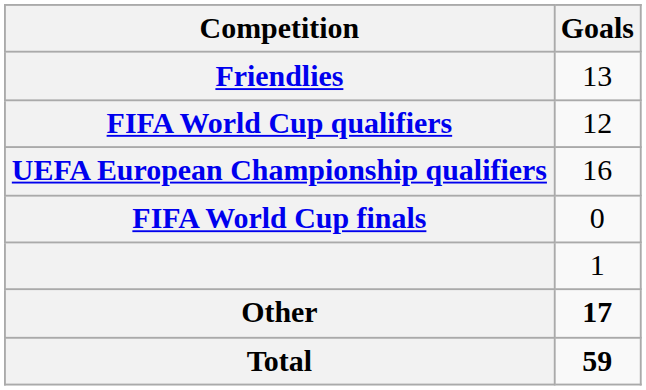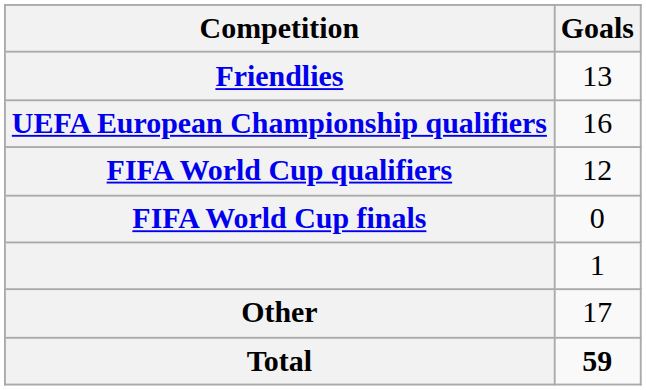rows swapped: (279, 123) <-> (279, 170)
(597, 312) bold -> (597, 312) normal
